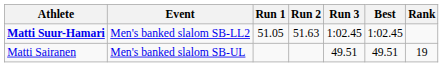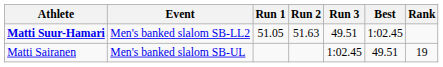(344, 33) 1:02.45 -> (344, 33) 49.51
(344, 52) 49.51 -> (344, 52) 1:02.45
